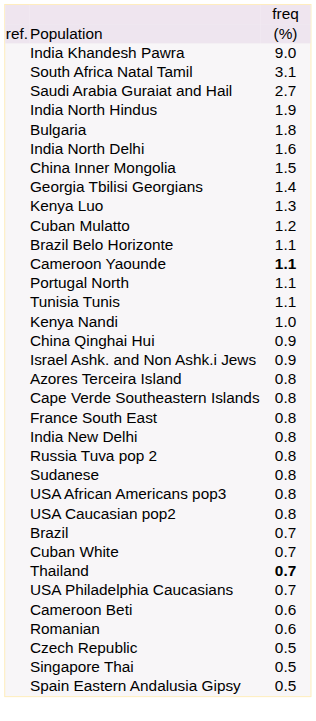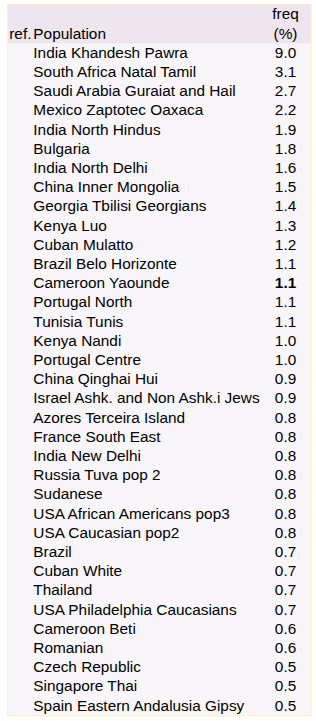+ row: (118, 110)
+ row: (87, 360)
- row: (145, 398)
(286, 571) bold -> (286, 590) normal
